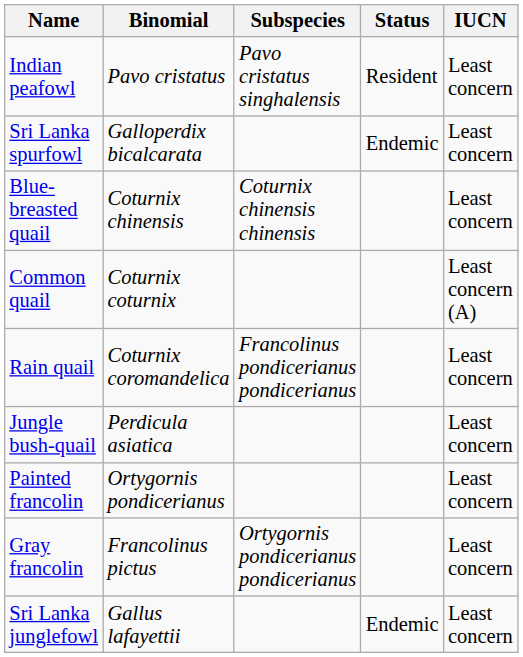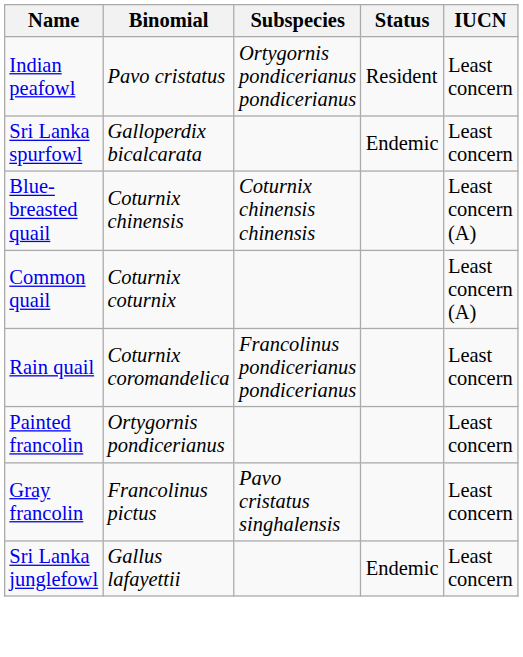(290, 76) Pavo cristatus singhalensis -> (298, 76) Ortygornis pondicerianus pondicerianus
(480, 210) Least concern -> (480, 210) Least concern (A)
- row: (53, 434)
(298, 557) Ortygornis pondicerianus pondicerianus -> (290, 501) Pavo cristatus singhalensis
